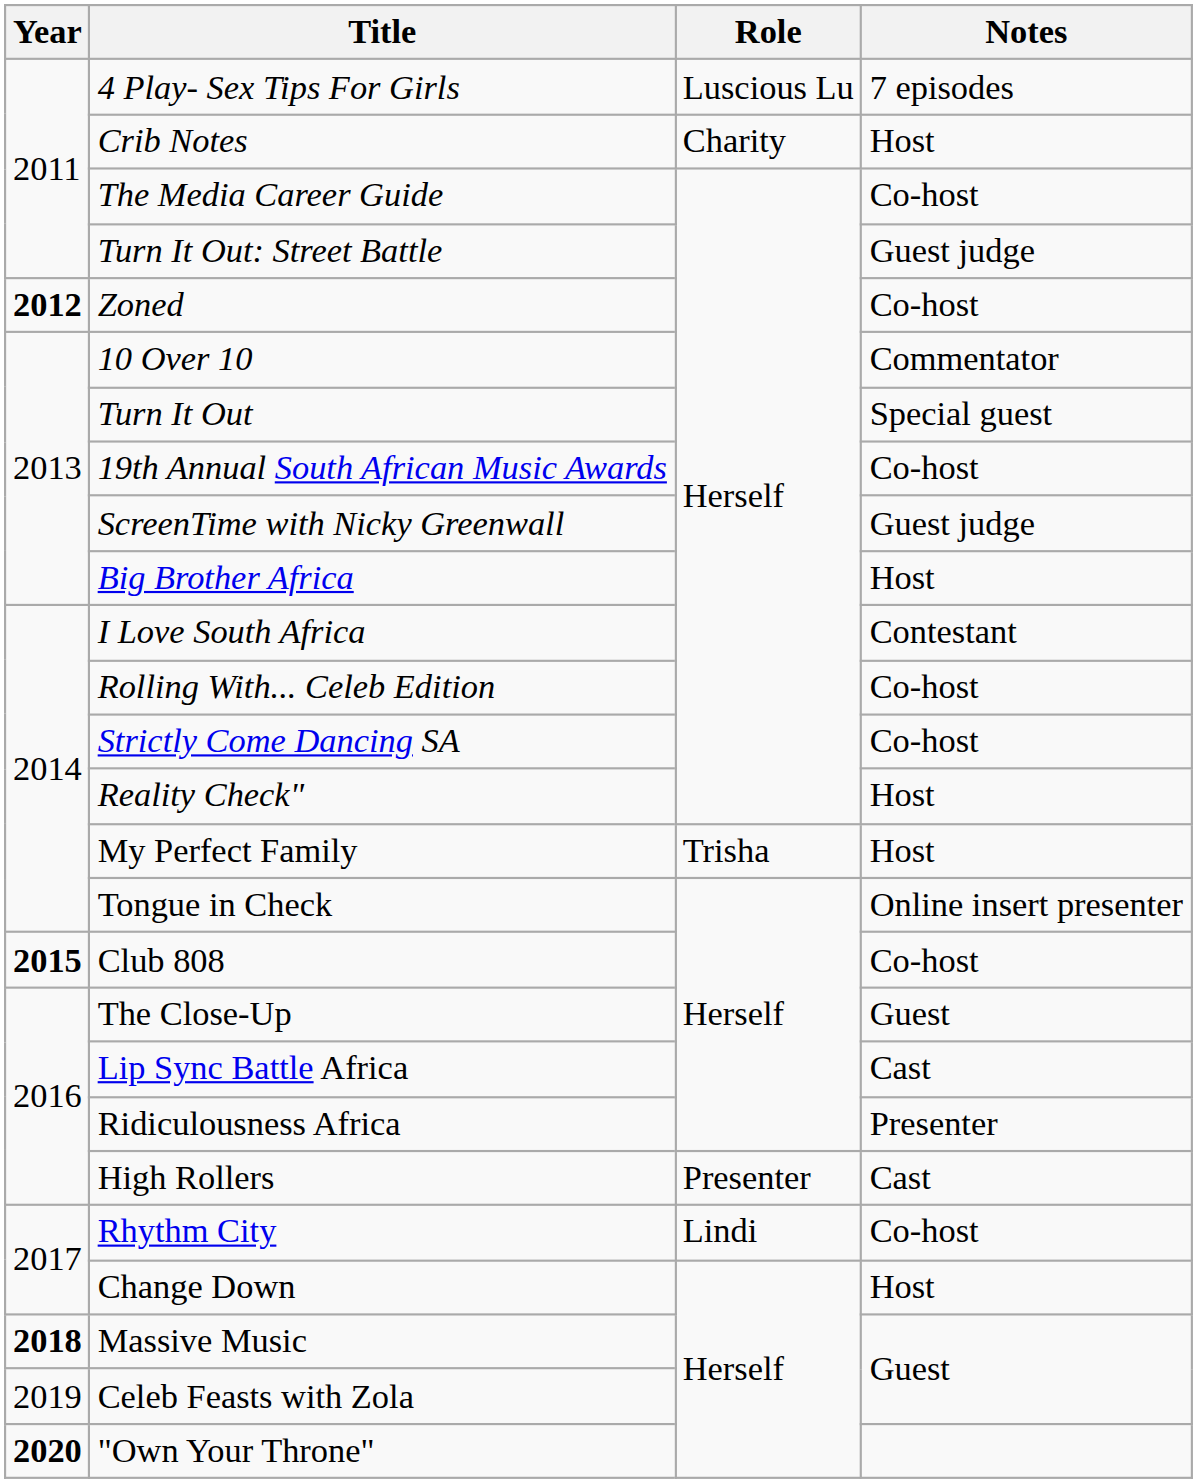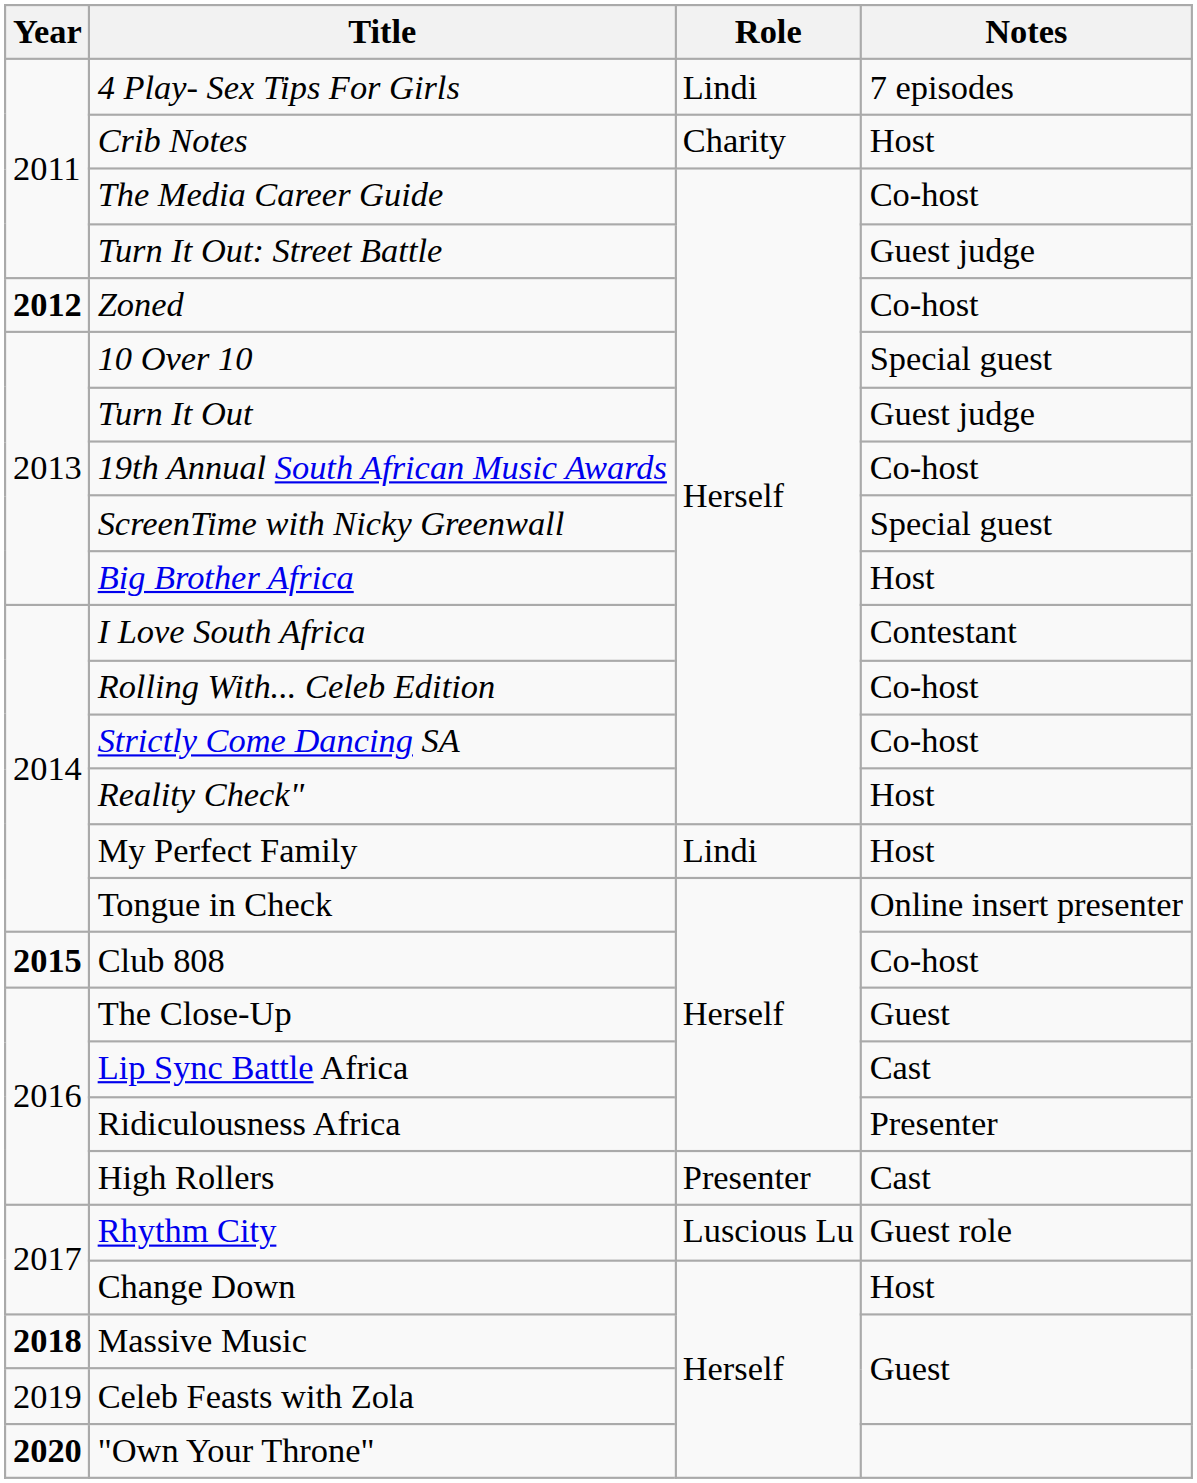(768, 86) Luscious Lu -> (720, 86) Lindi
(964, 359) Commentator -> (961, 359) Special guest
(961, 413) Special guest -> (952, 413) Guest judge
(952, 522) Guest judge -> (961, 522) Special guest
(726, 850) Trisha -> (720, 850) Lindi
(720, 1232) Lindi -> (768, 1232) Luscious Lu
(924, 1232) Co-host -> (941, 1232) Guest role
